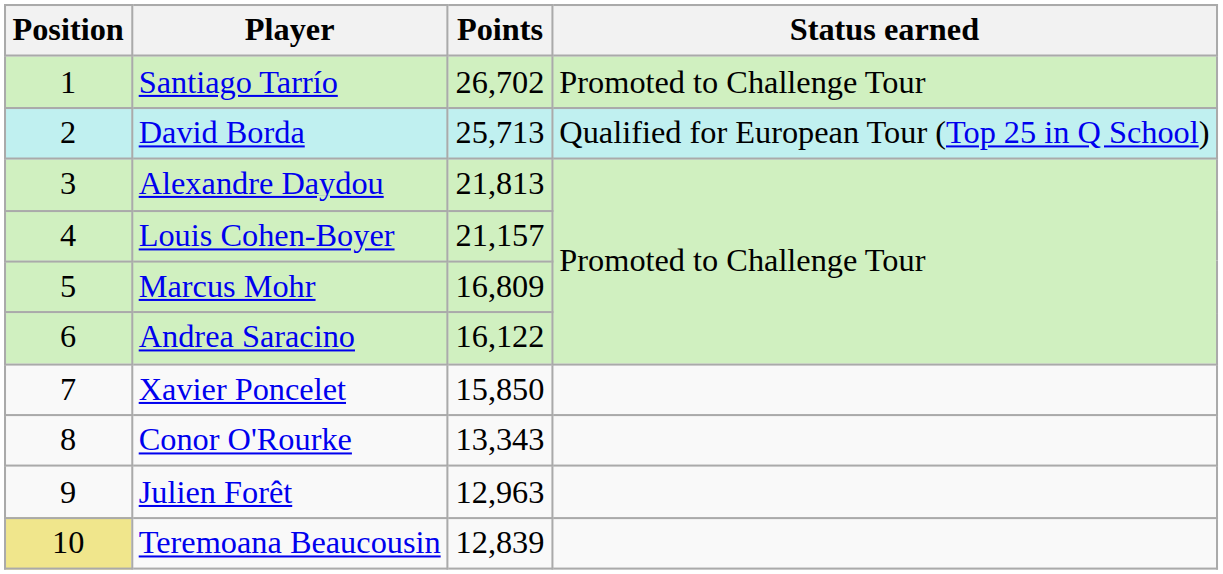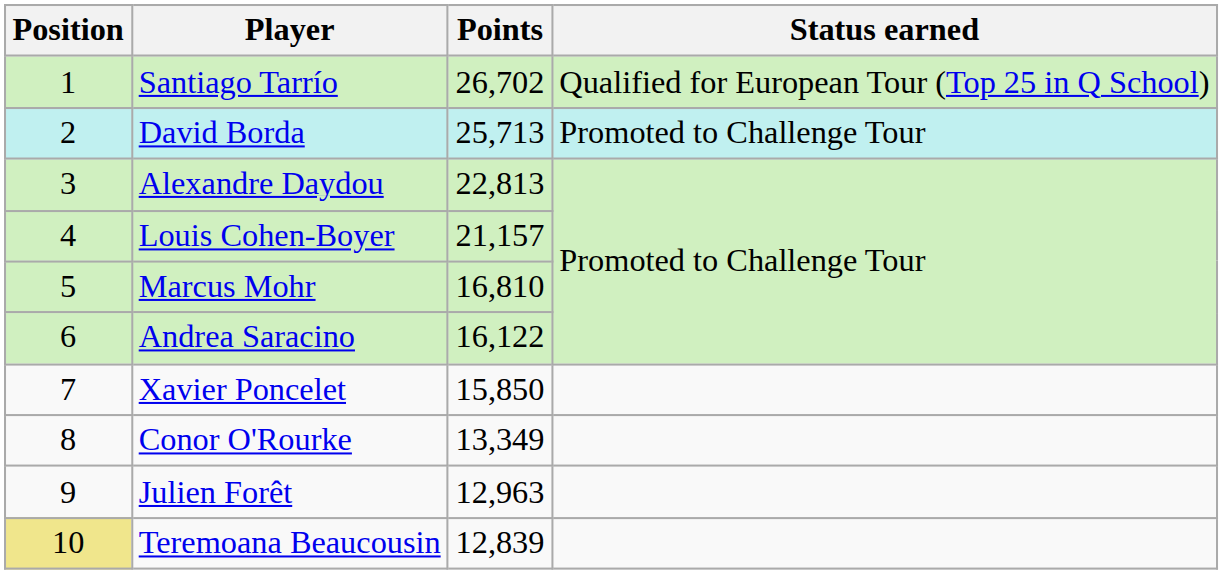(742, 81) Promoted to Challenge Tour -> (884, 81) Qualified for European Tour (Top 25 in Q School)
(884, 132) Qualified for European Tour (Top 25 in Q School) -> (742, 132) Promoted to Challenge Tour
(500, 183) 21,813 -> (500, 183) 22,813
(500, 286) 16,809 -> (500, 286) 16,810
(500, 440) 13,343 -> (500, 440) 13,349
